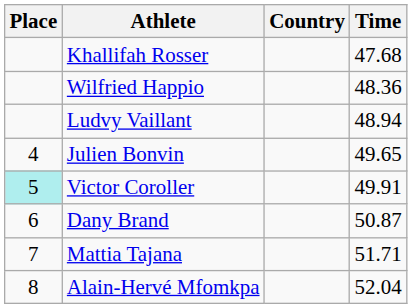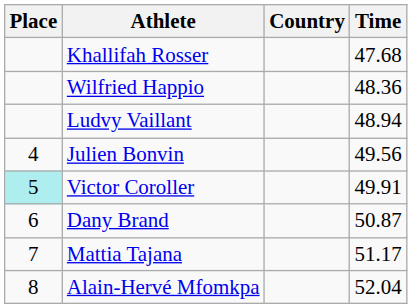(378, 154) 49.65 -> (378, 154) 49.56
(378, 253) 51.71 -> (378, 253) 51.17
